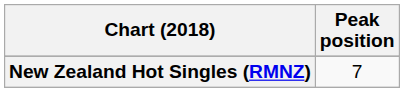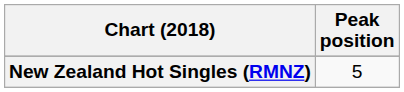(357, 71) 7 -> (357, 71) 5
